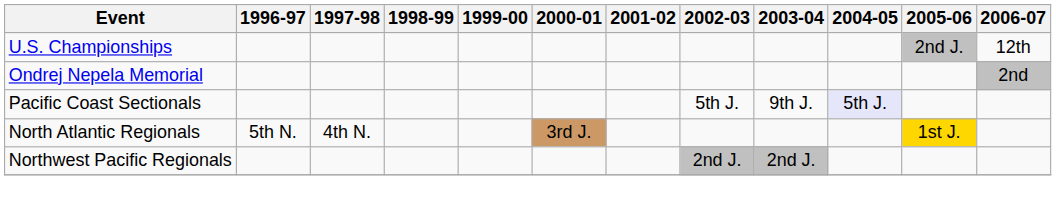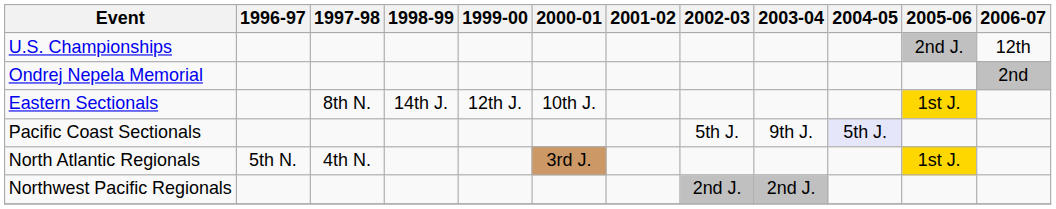+ row: (83, 103)
